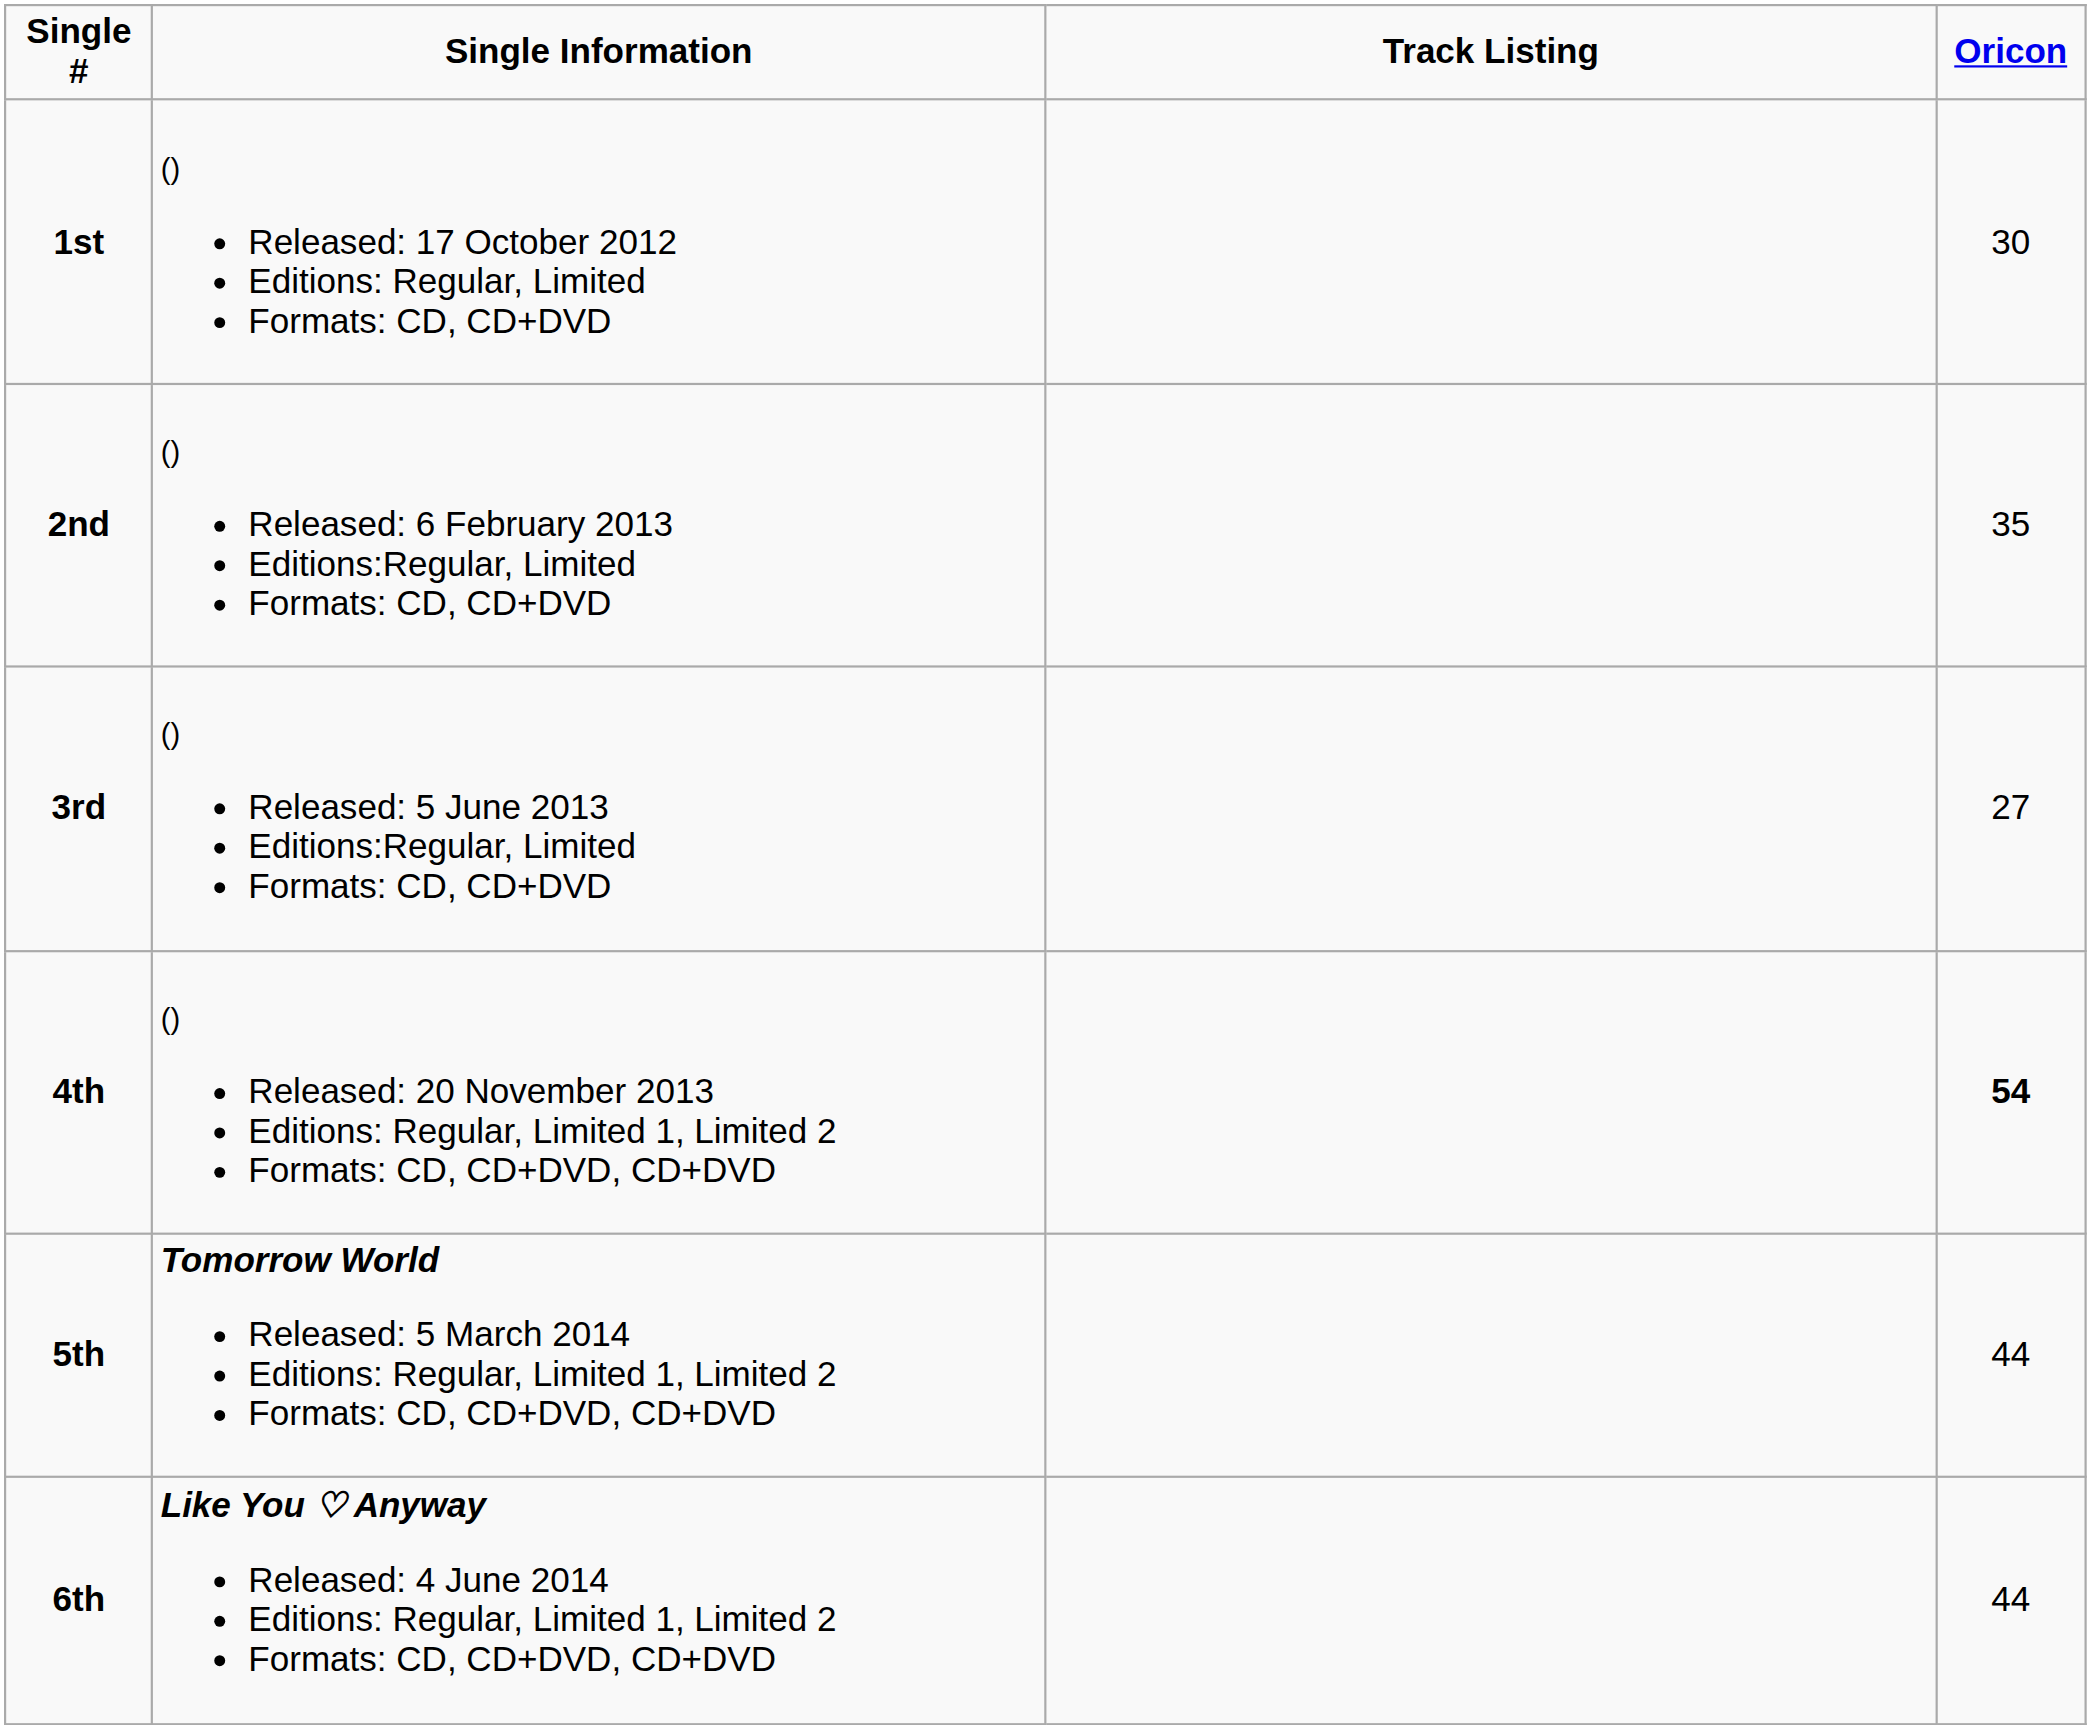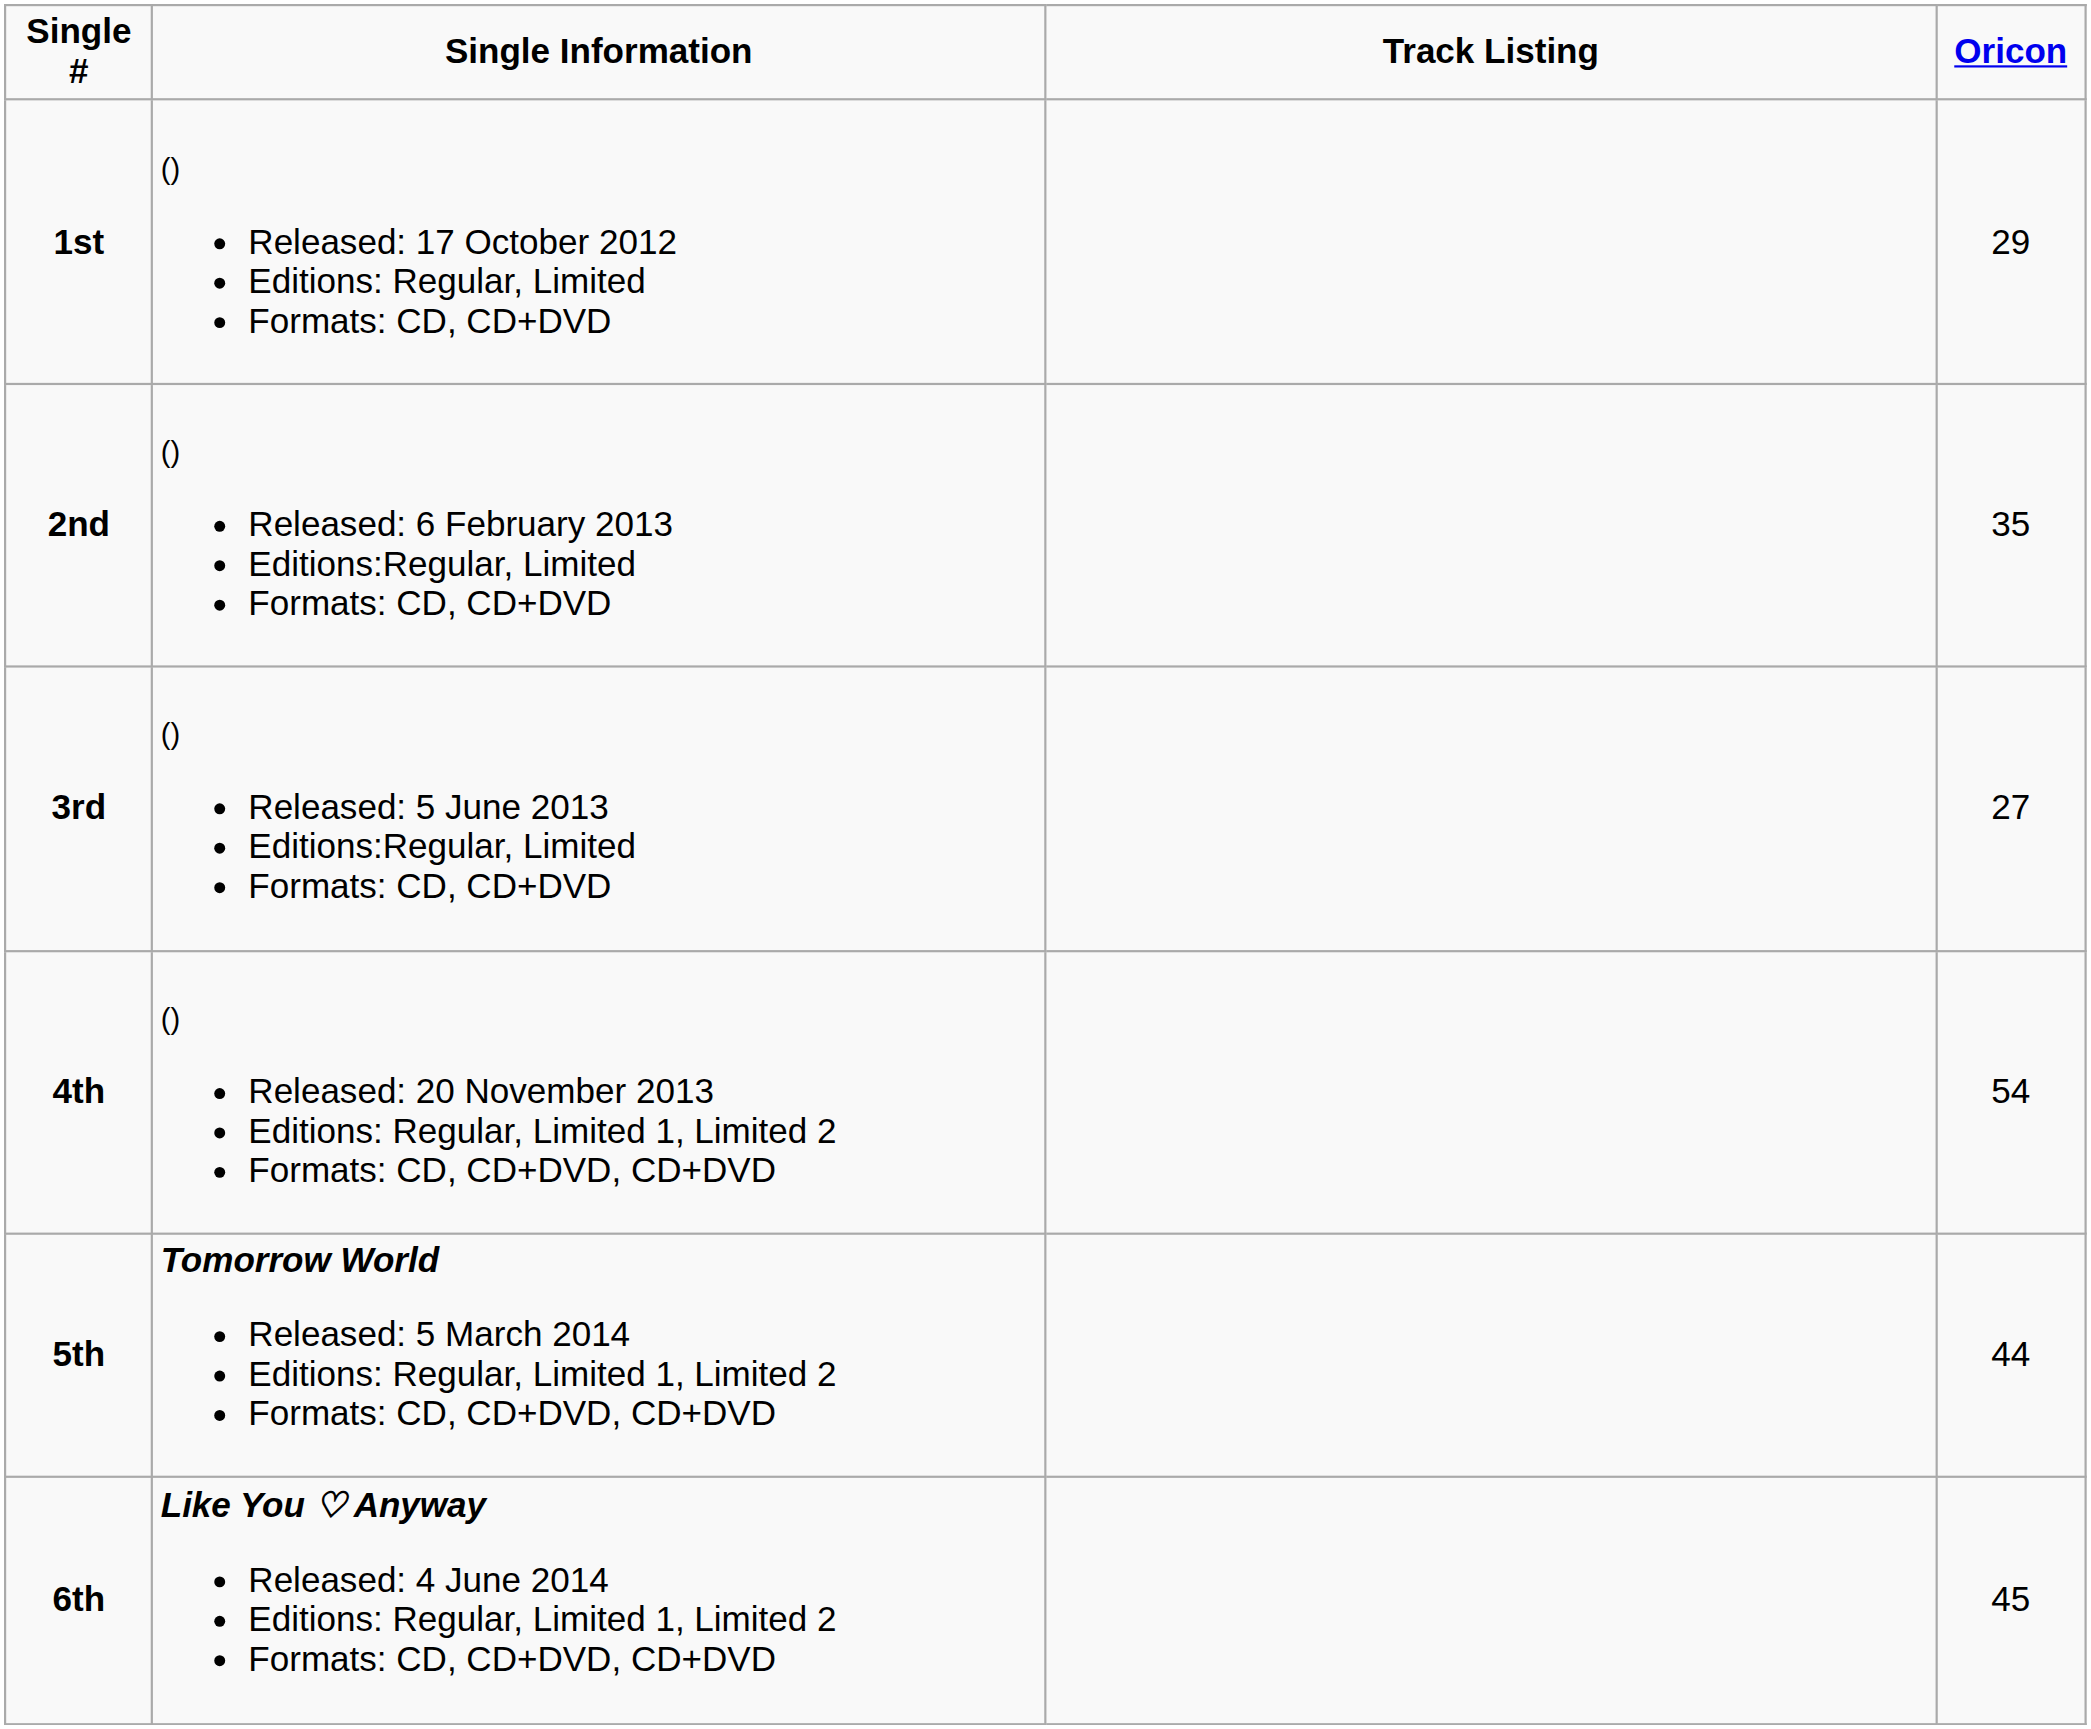(2011, 241) 30 -> (2011, 241) 29
(2011, 1091) bold -> (2011, 1091) normal
(2011, 1599) 44 -> (2011, 1599) 45
